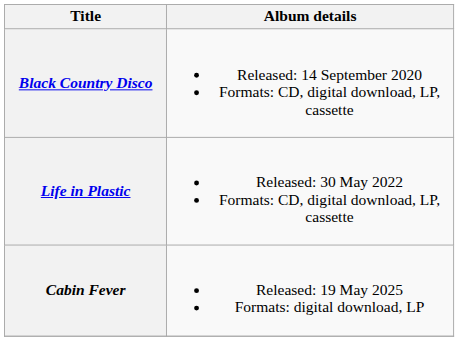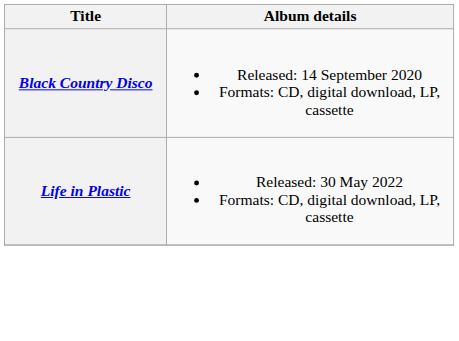- row: (86, 290)
